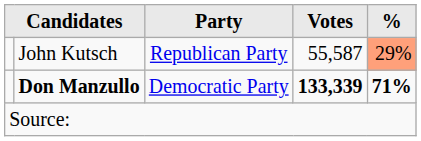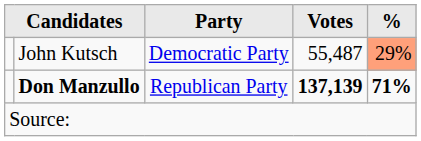(219, 53) Republican Party -> (219, 53) Democratic Party
(335, 53) 55,587 -> (335, 53) 55,487
(219, 86) Democratic Party -> (219, 86) Republican Party
(330, 86) 133,339 -> (330, 86) 137,139
